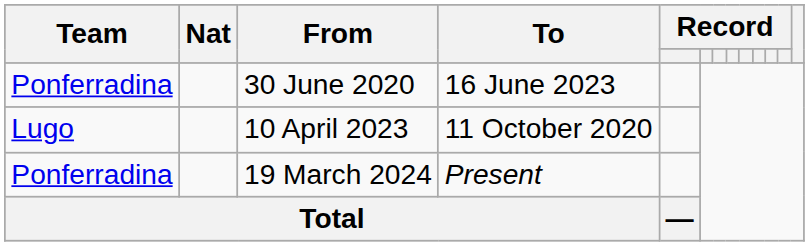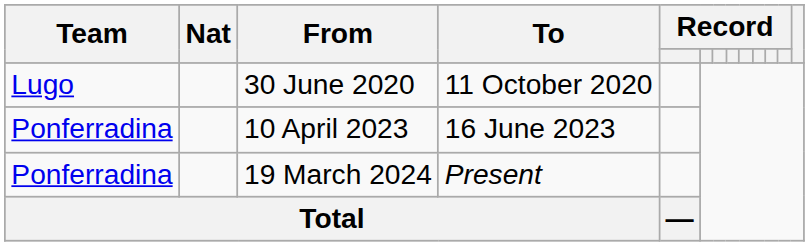(92, 84) Ponferradina -> (43, 84) Lugo
(530, 84) 16 June 2023 -> (549, 84) 11 October 2020
(43, 129) Lugo -> (92, 129) Ponferradina
(549, 129) 11 October 2020 -> (530, 129) 16 June 2023
